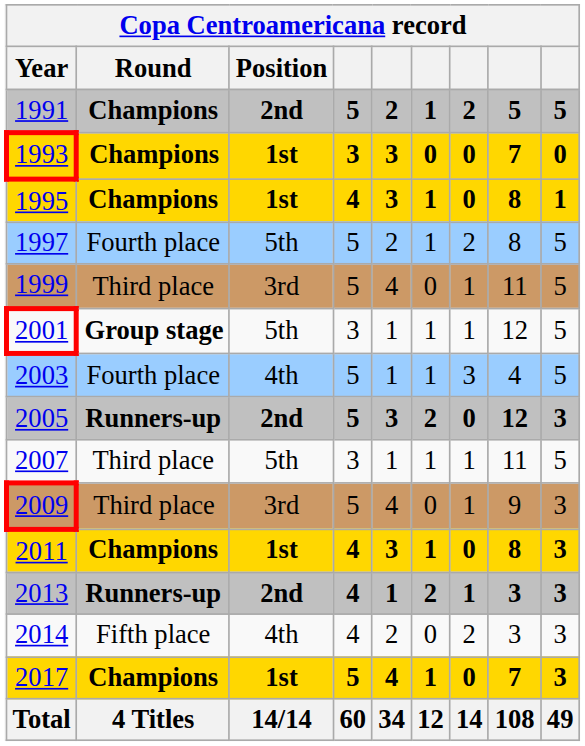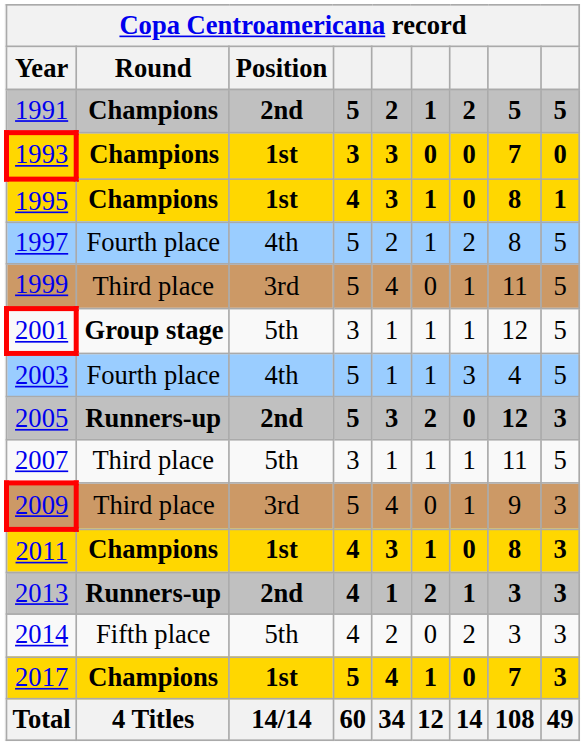(282, 242) 5th -> (282, 242) 4th
(282, 635) 4th -> (282, 635) 5th
